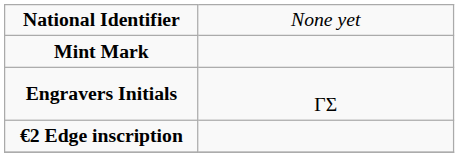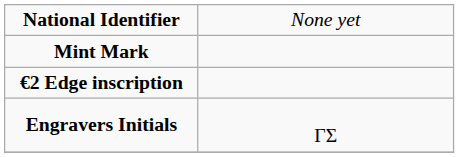rows swapped: (101, 93) <-> (101, 135)
